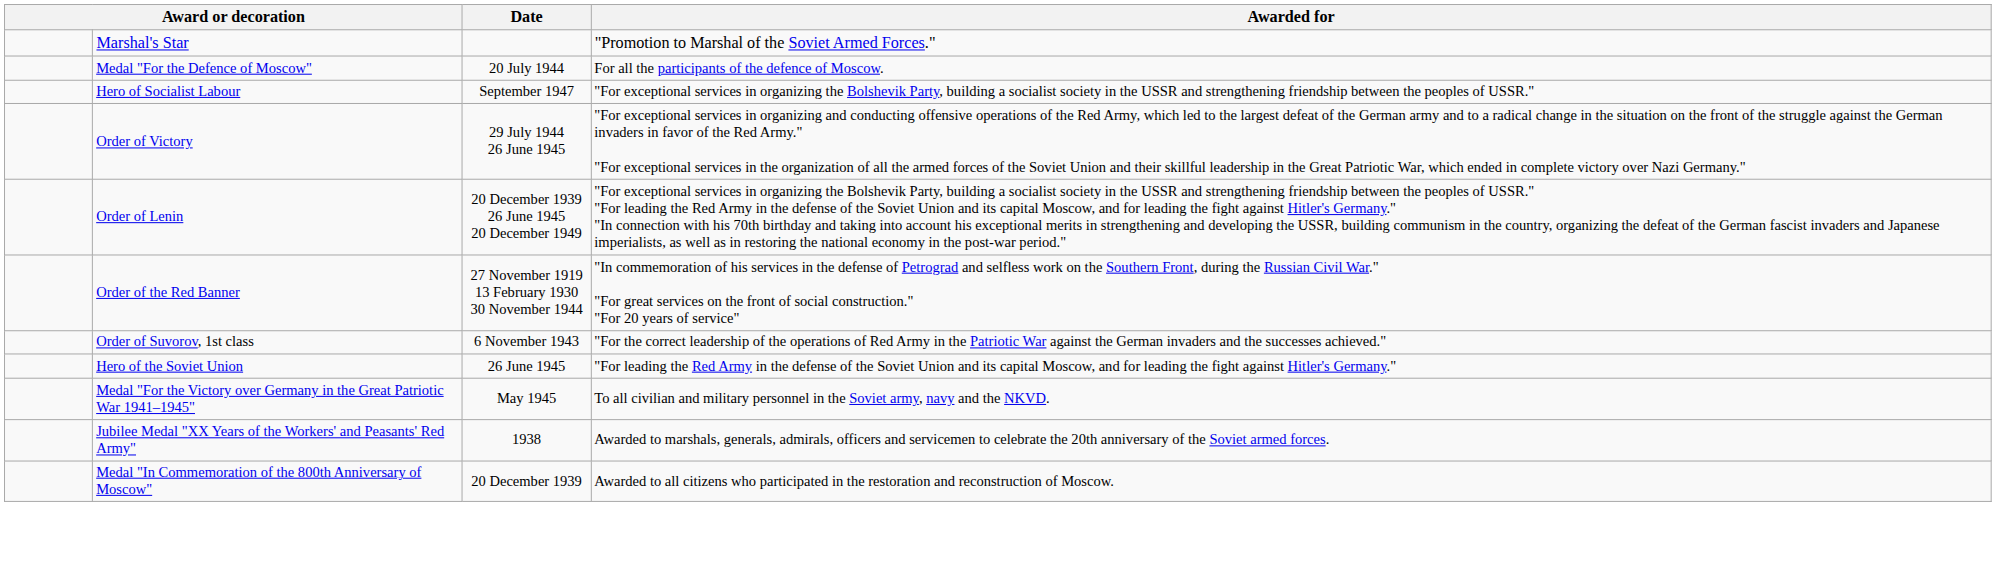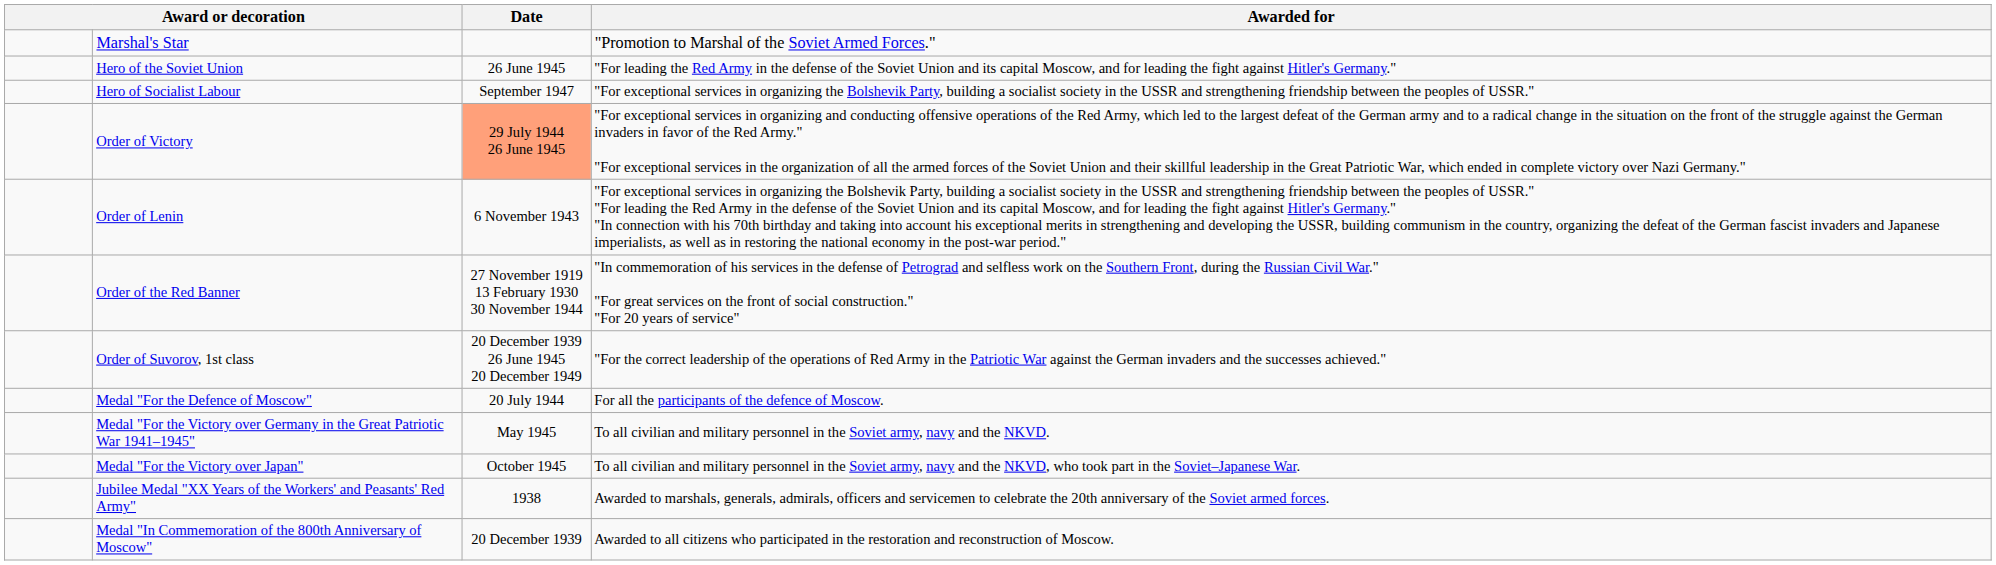rows swapped: (170, 366) <-> (204, 67)
(527, 141) no background -> (527, 141) lightsalmon background
(527, 216) 20 December 1939 26 June 1945 20 December 1949 -> (527, 216) 6 November 1943
(527, 342) 6 November 1943 -> (527, 359) 20 December 1939 26 June 1945 20 December 1949
+ row: (200, 465)
